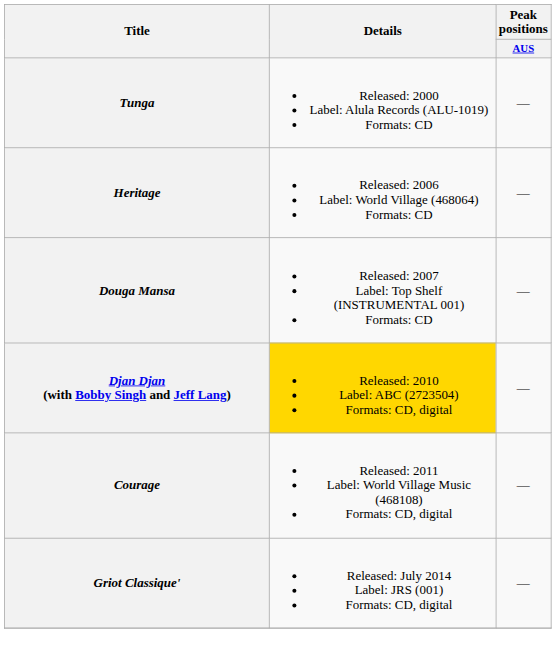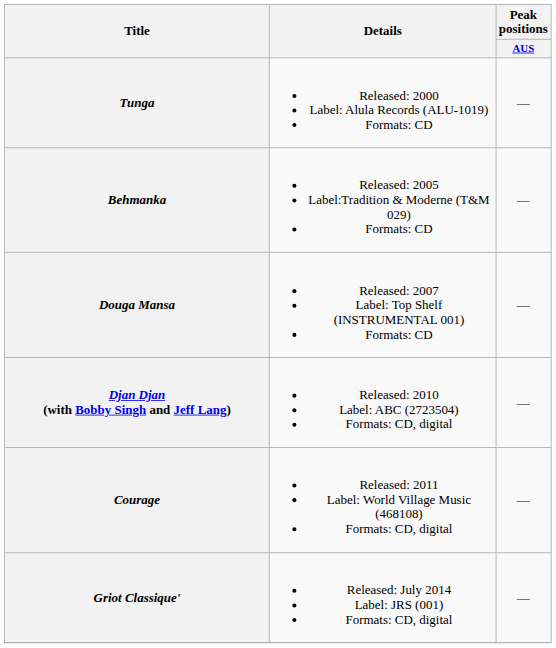+ row: (137, 200)
- row: (137, 193)
(383, 395) gold background -> (383, 410) no background
